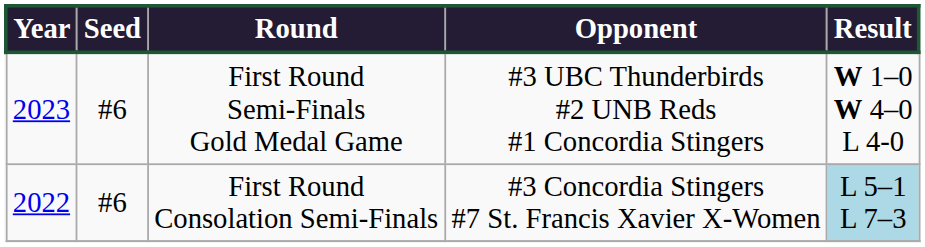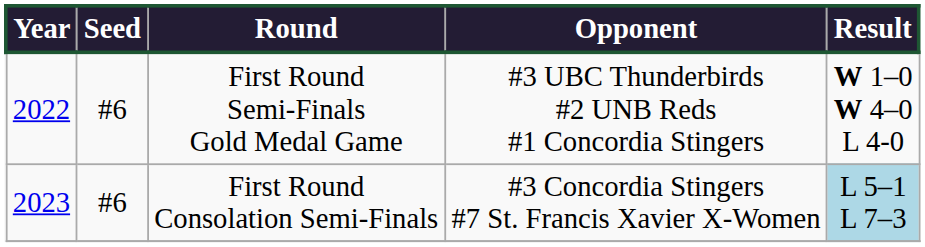(41, 108) 2023 -> (41, 108) 2022
(41, 202) 2022 -> (41, 202) 2023
